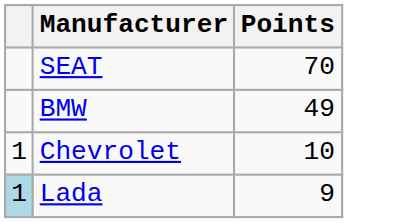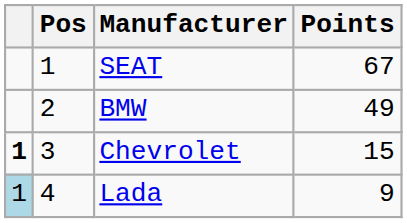+ column: (63, 27)
(319, 69) 70 -> (379, 69) 67
(19, 153) normal -> (19, 153) bold
(319, 153) 10 -> (379, 153) 15
